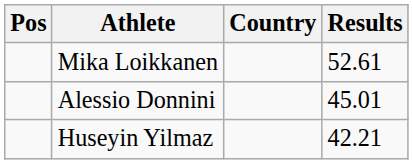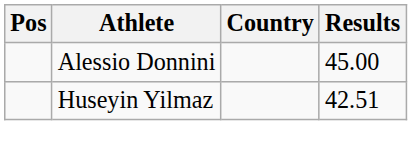- row: (138, 61)
(355, 100) 45.01 -> (352, 61) 45.00
(355, 138) 42.21 -> (352, 100) 42.51
